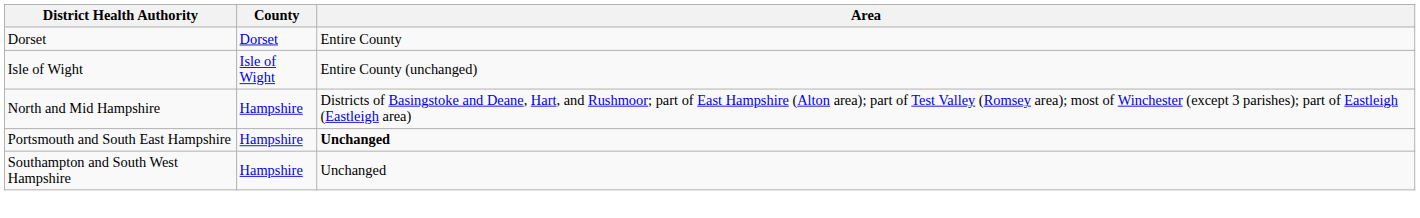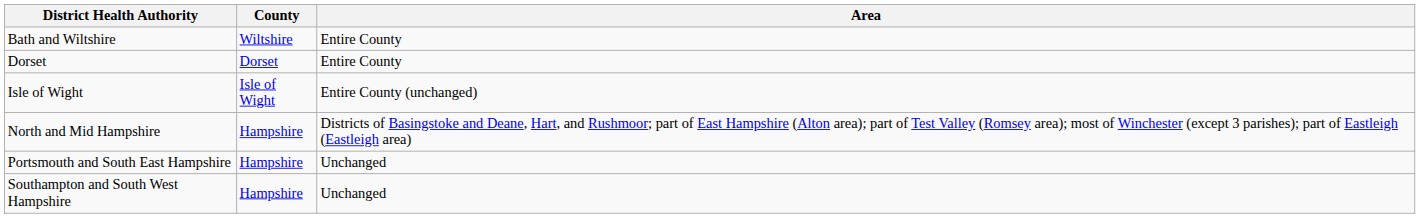+ row: (62, 38)
(355, 139) bold -> (353, 162) normal
